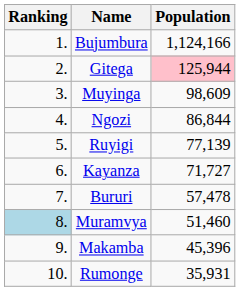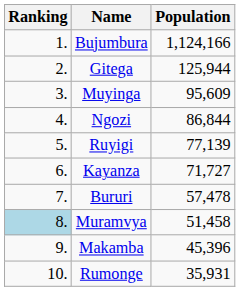(204, 68) pink background -> (204, 68) no background
(208, 94) 98,609 -> (208, 94) 95,609
(208, 222) 51,460 -> (208, 222) 51,458
